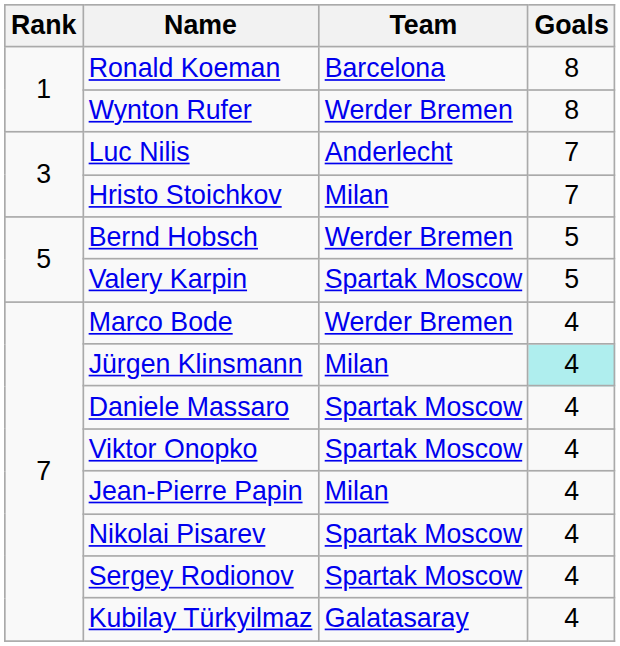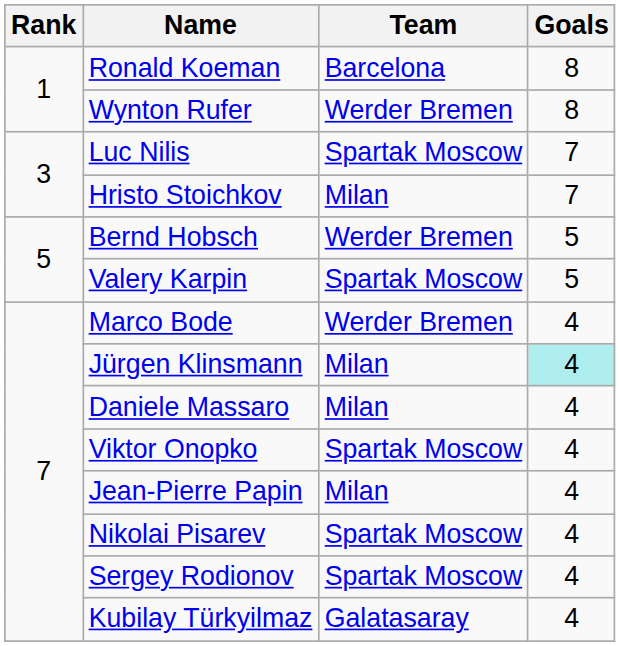(389, 152) Anderlecht -> (423, 152) Spartak Moscow
(423, 407) Spartak Moscow -> (357, 407) Milan
